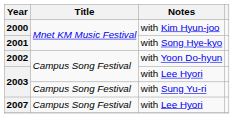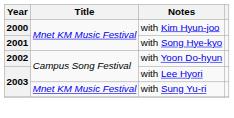(82, 89) Campus Song Festival -> (85, 89) Mnet KM Music Festival
- row: (17, 105)
